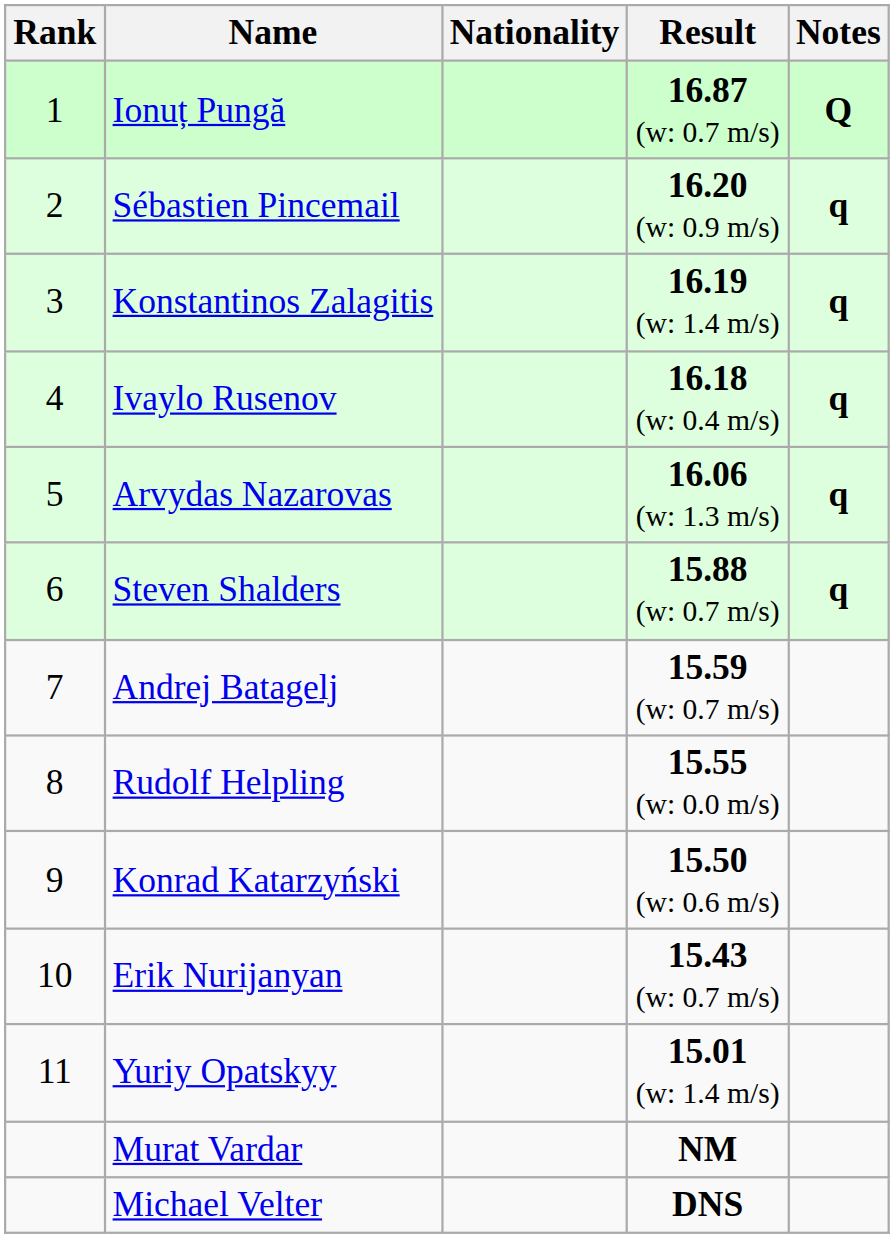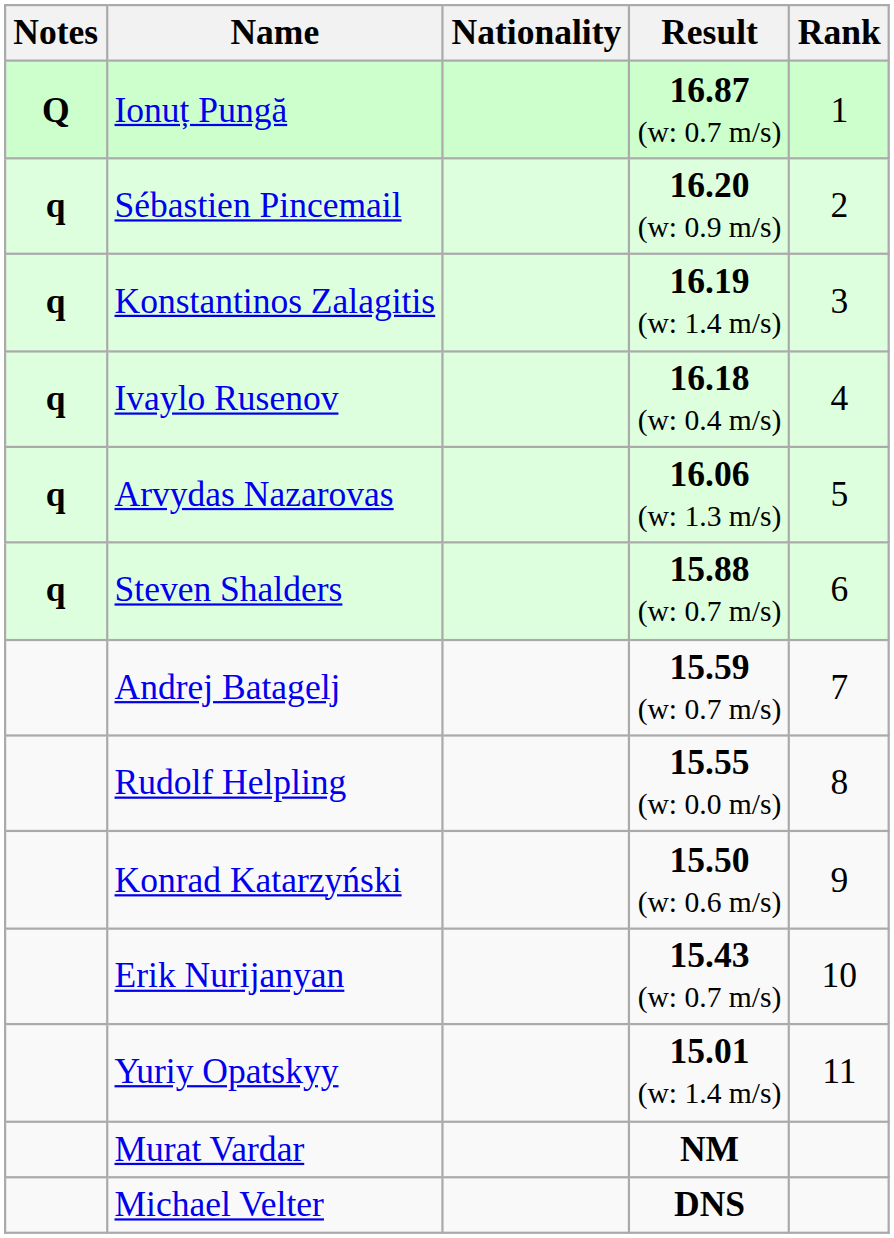columns swapped: (55, 32) <-> (838, 32)
